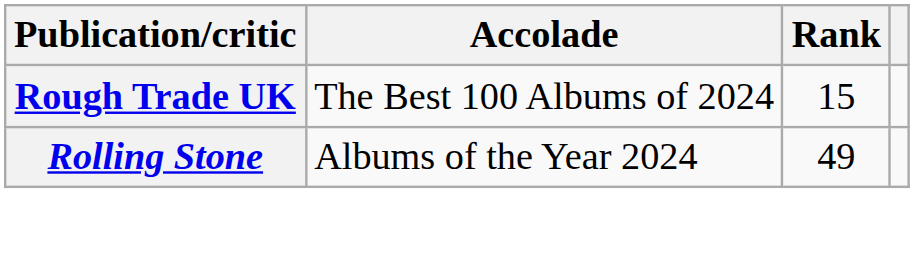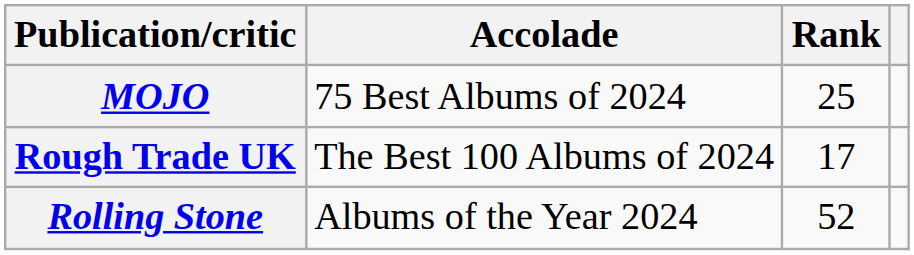+ row: (155, 95)
(836, 95) 15 -> (836, 156) 17
(836, 156) 49 -> (836, 216) 52
